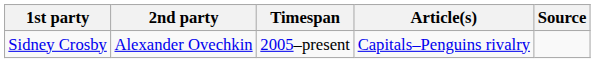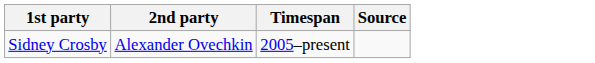- column: (444, 17)
